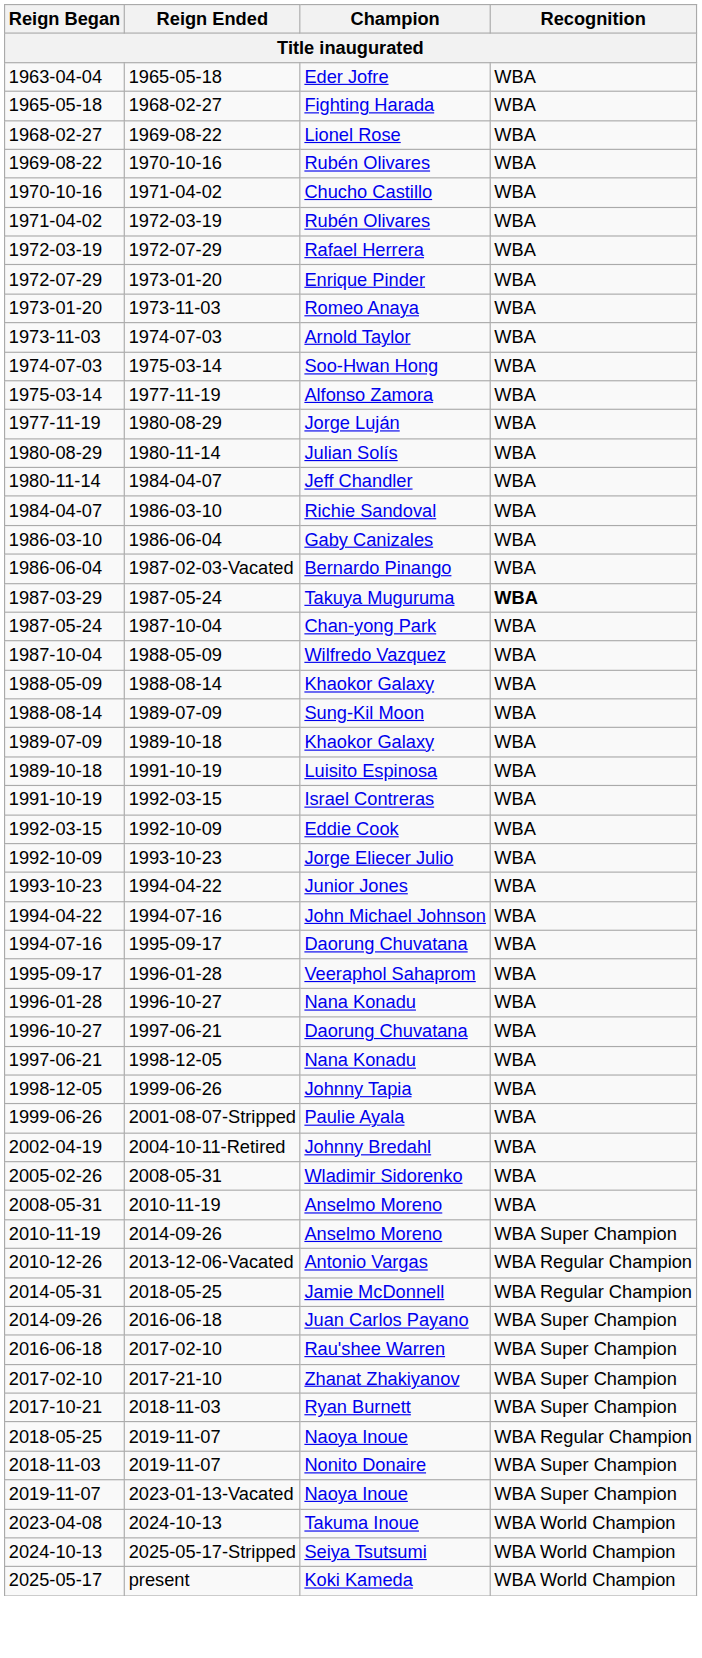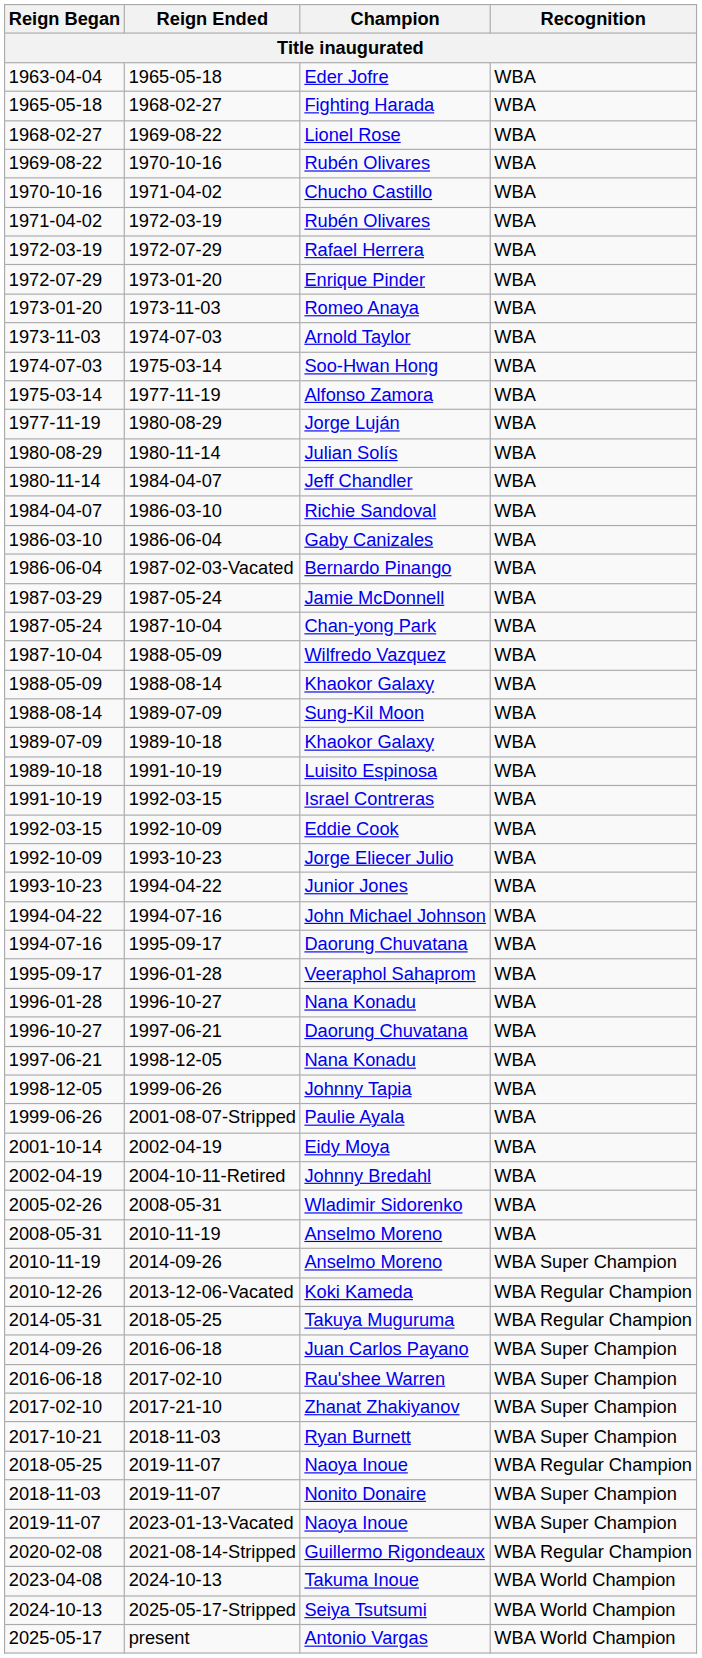(379, 597) Takuya Muguruma -> (374, 597) Jamie McDonnell
(516, 597) bold -> (515, 597) normal
+ row: (55, 1147)
(366, 1262) Antonio Vargas -> (359, 1291) Koki Kameda
(374, 1291) Jamie McDonnell -> (379, 1320) Takuya Muguruma
+ row: (55, 1552)
(359, 1581) Koki Kameda -> (366, 1638) Antonio Vargas
